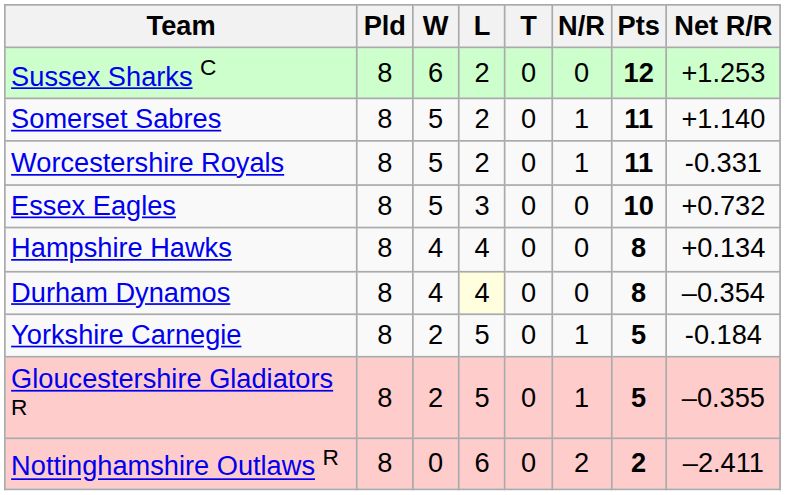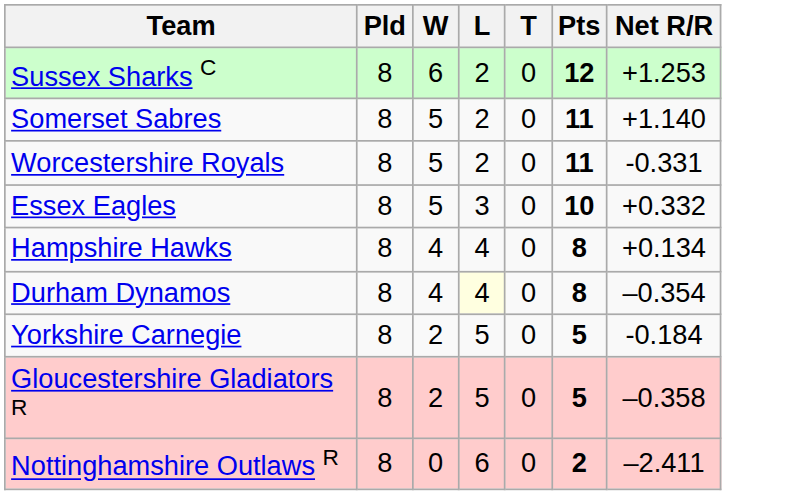- column: (582, 26)
(723, 205) +0.732 -> (664, 205) +0.332
(723, 397) –0.355 -> (664, 397) –0.358
